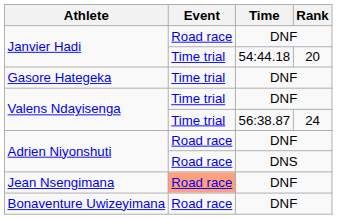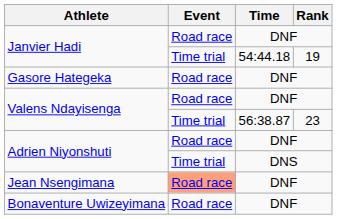(313, 57) 20 -> (313, 57) 19
(198, 78) Time trial -> (202, 78) Road race
(198, 99) Time trial -> (202, 99) Road race
(313, 120) 24 -> (313, 120) 23
(202, 162) Road race -> (198, 162) Time trial
